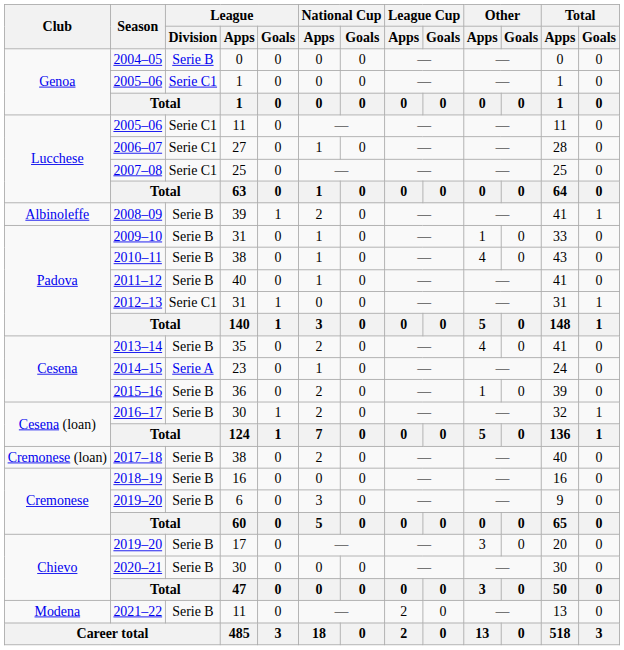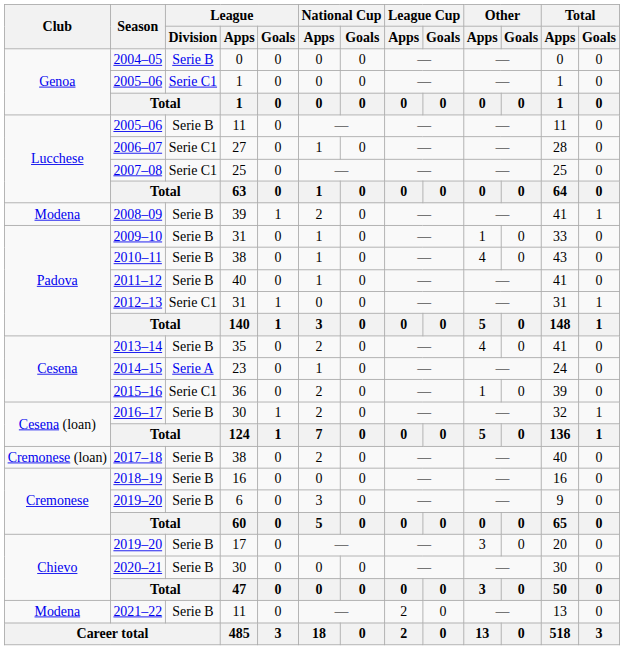(193, 125) Serie C1 -> (193, 125) Serie B
(57, 214) Albinoleffe -> (57, 214) Modena
(193, 390) Serie B -> (193, 390) Serie C1
